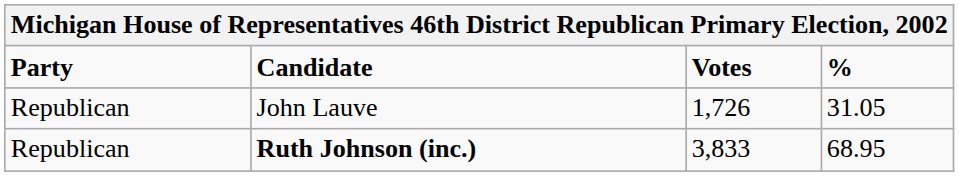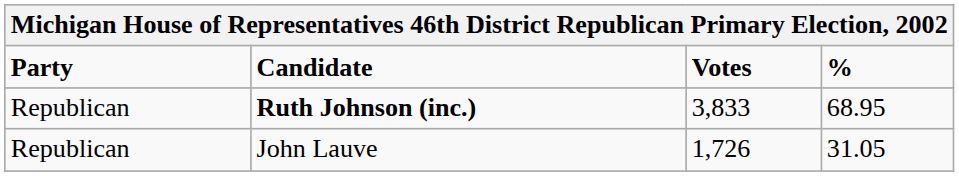rows swapped: (366, 149) <-> (317, 107)
